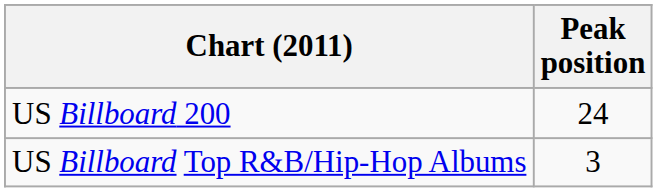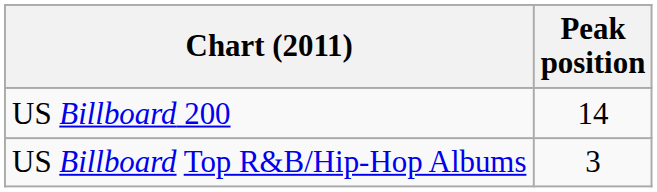(593, 112) 24 -> (593, 112) 14
